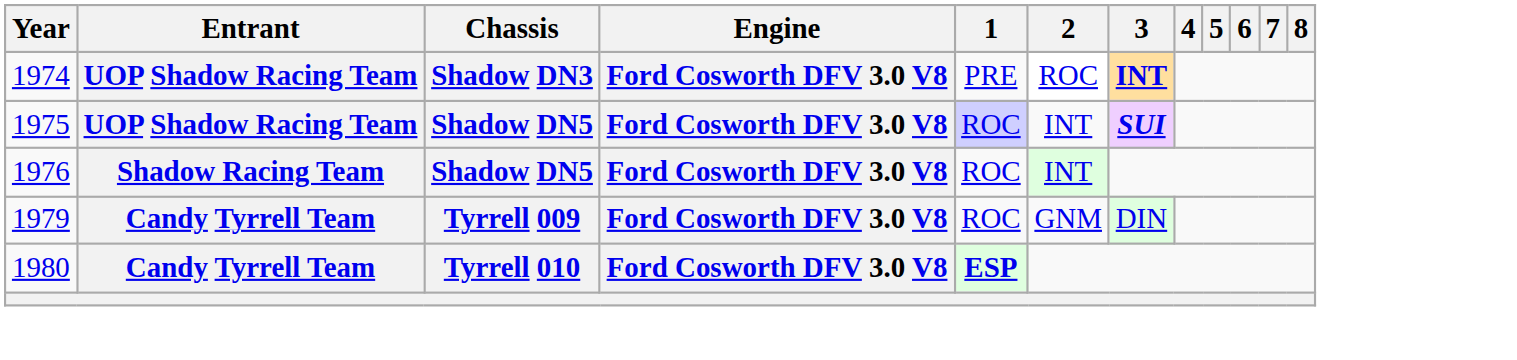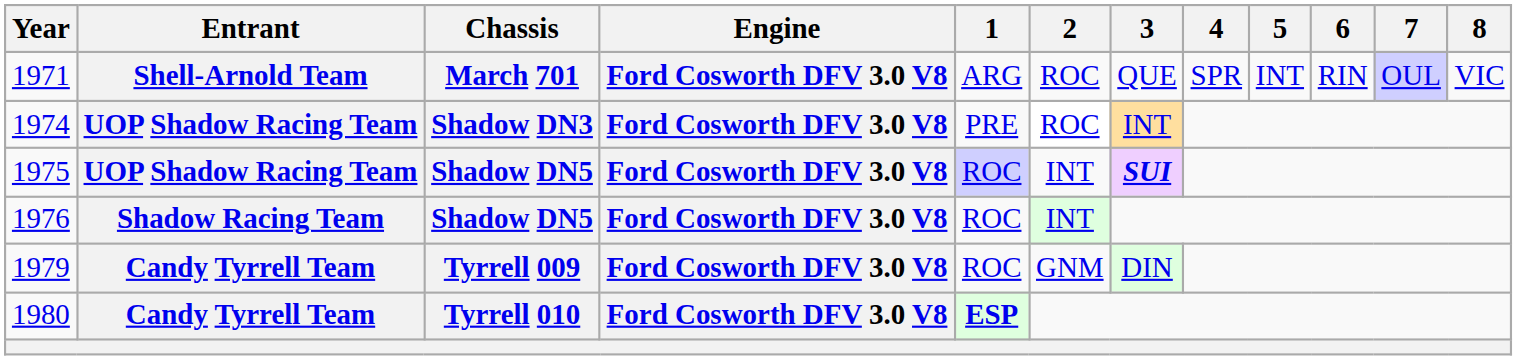+ row: (41, 75)
(1141, 75) bold -> (1147, 123) normal
